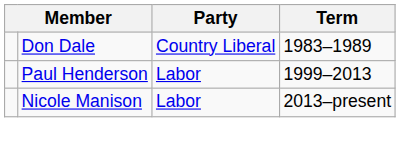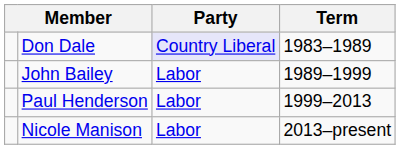(216, 46) no background -> (216, 46) lavender background
+ row: (67, 74)
